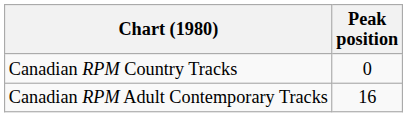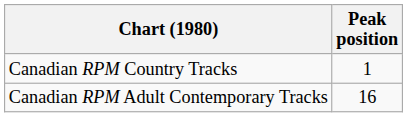(367, 68) 0 -> (367, 68) 1
